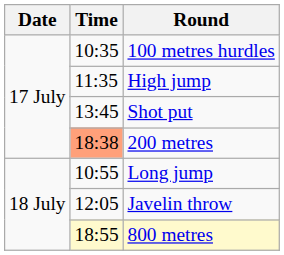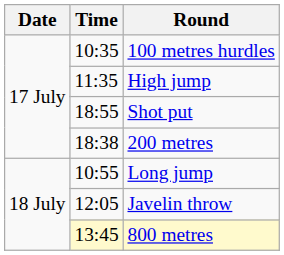(97, 111) 13:45 -> (97, 111) 18:55
(97, 142) lightsalmon background -> (97, 142) no background
(97, 234) 18:55 -> (97, 234) 13:45
